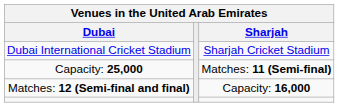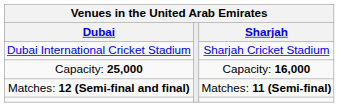(266, 69) Matches: 11 (Semi-final) -> (266, 69) Capacity: 16,000
(266, 87) Capacity: 16,000 -> (266, 87) Matches: 11 (Semi-final)
